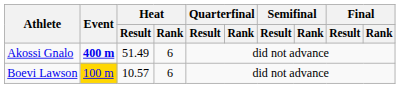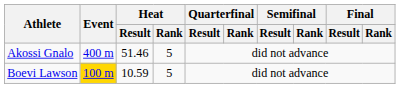(99, 53) bold -> (98, 53) normal
(135, 53) 51.49 -> (135, 53) 51.46
(170, 53) 6 -> (169, 53) 5
(135, 73) 10.57 -> (135, 73) 10.59
(170, 73) 6 -> (169, 73) 5
